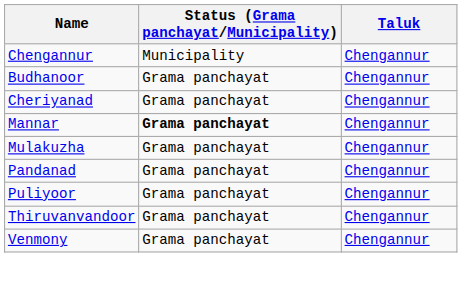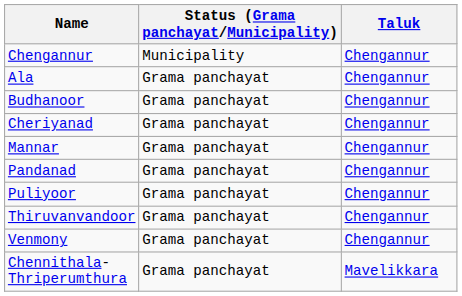+ row: (21, 79)
(206, 125) bold -> (206, 148) normal
- row: (46, 148)
+ row: (67, 272)
